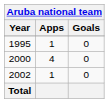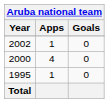rows swapped: (20, 43) <-> (20, 75)
